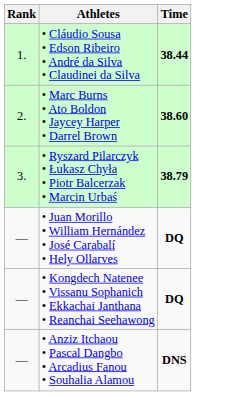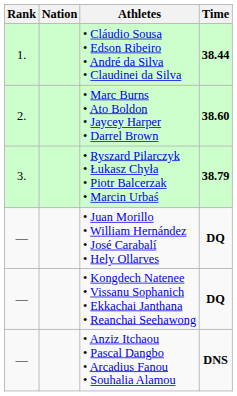+ column: (59, 14)
